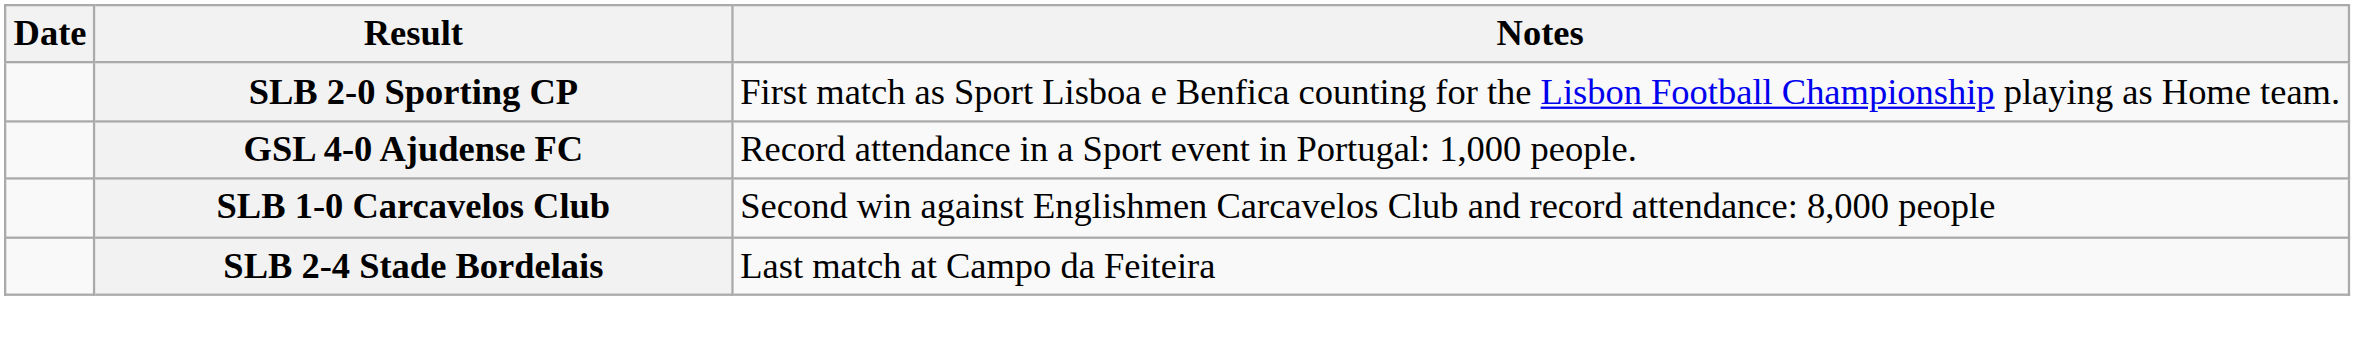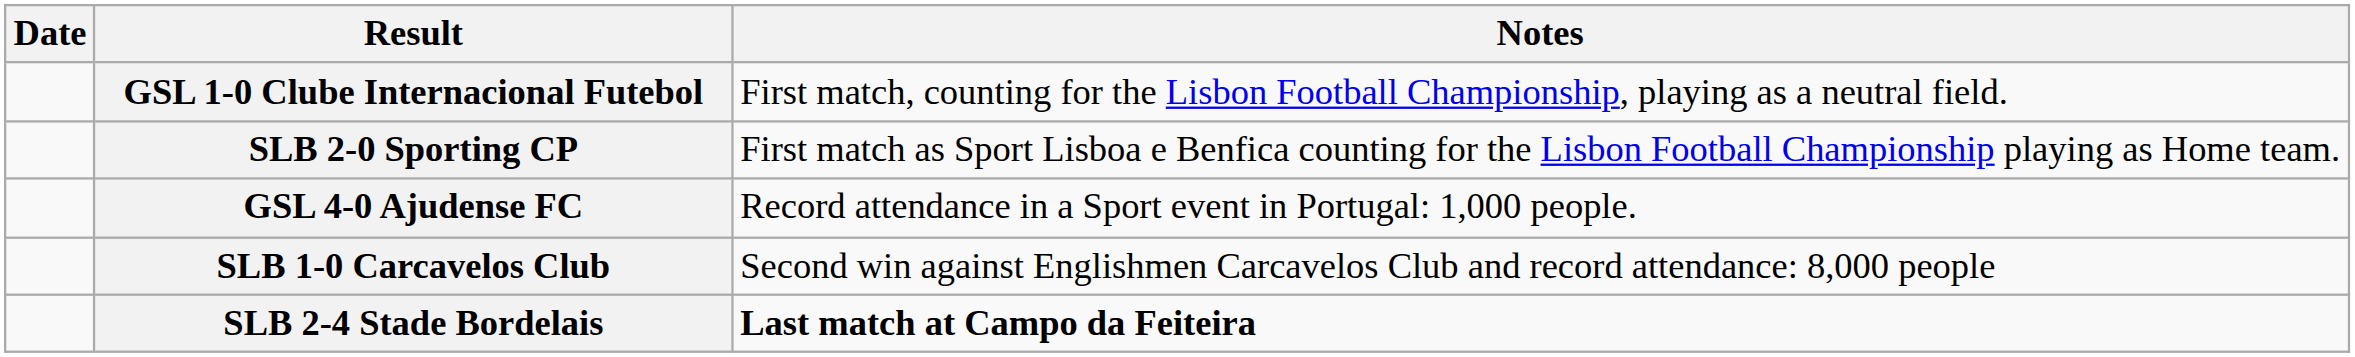+ row: (413, 91)
(978, 264) normal -> (998, 322) bold
